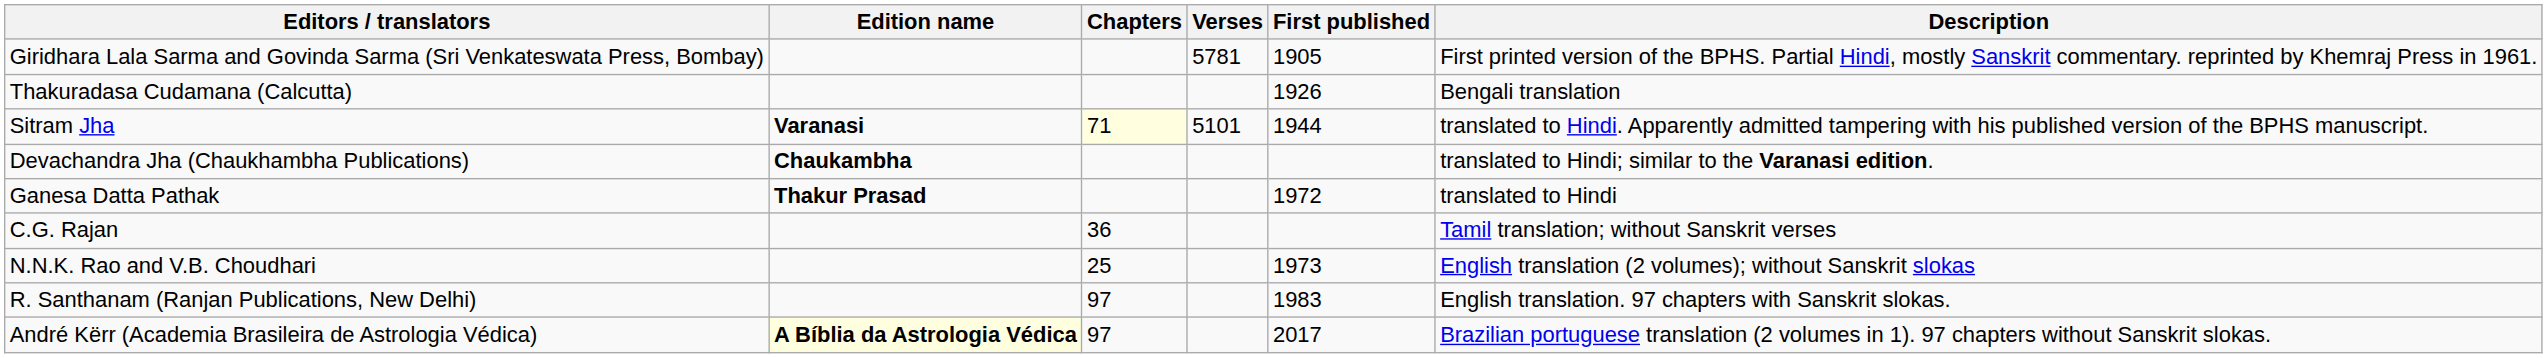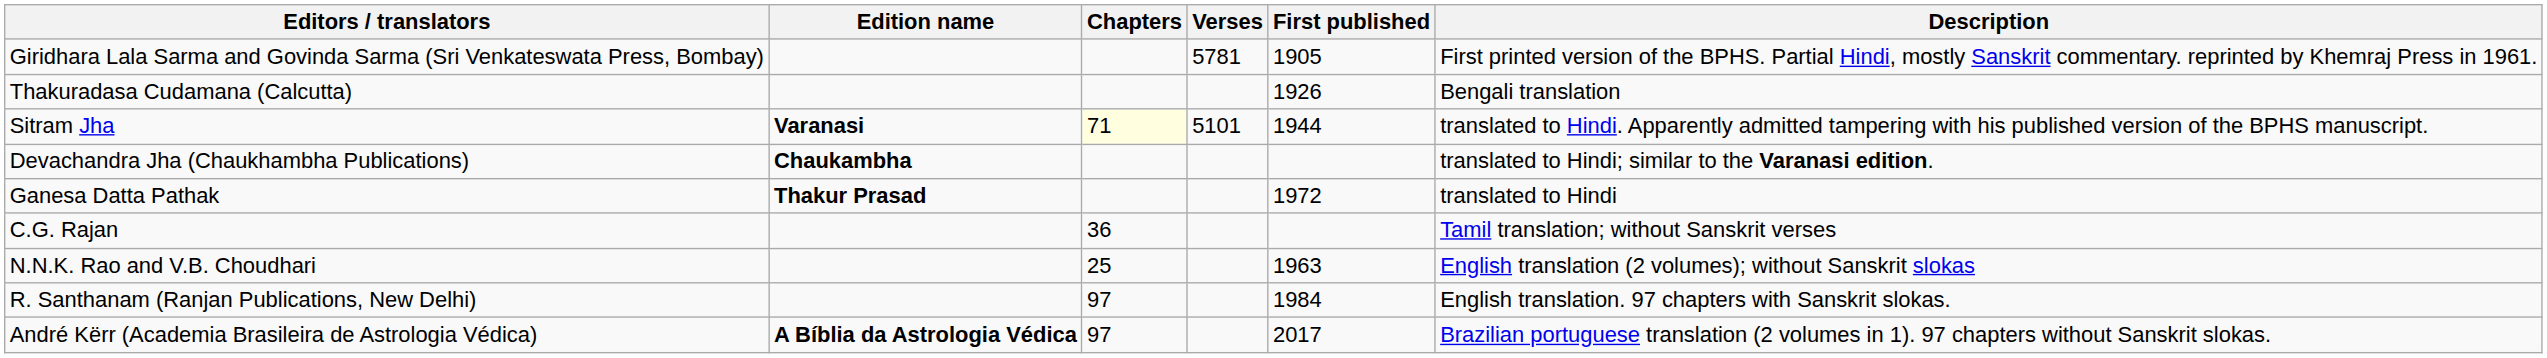(1297, 265) 1973 -> (1297, 265) 1963
(1297, 299) 1983 -> (1297, 299) 1984
(925, 334) lightyellow background -> (925, 334) no background
